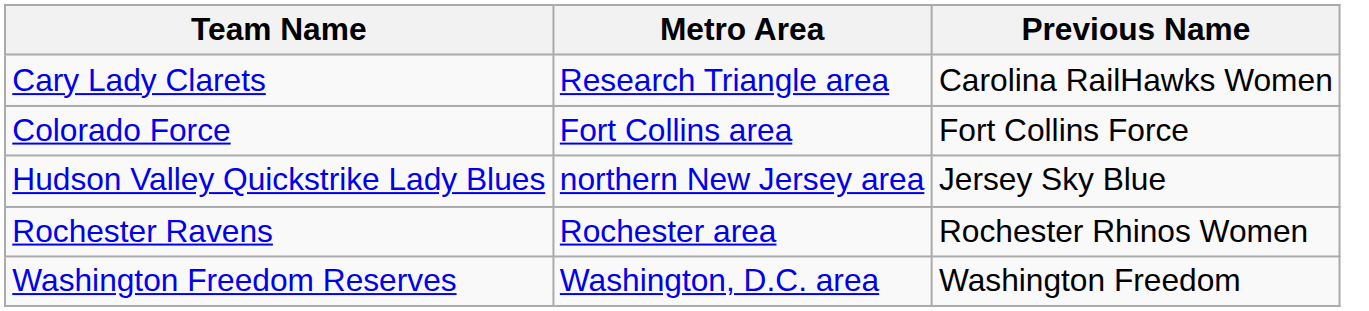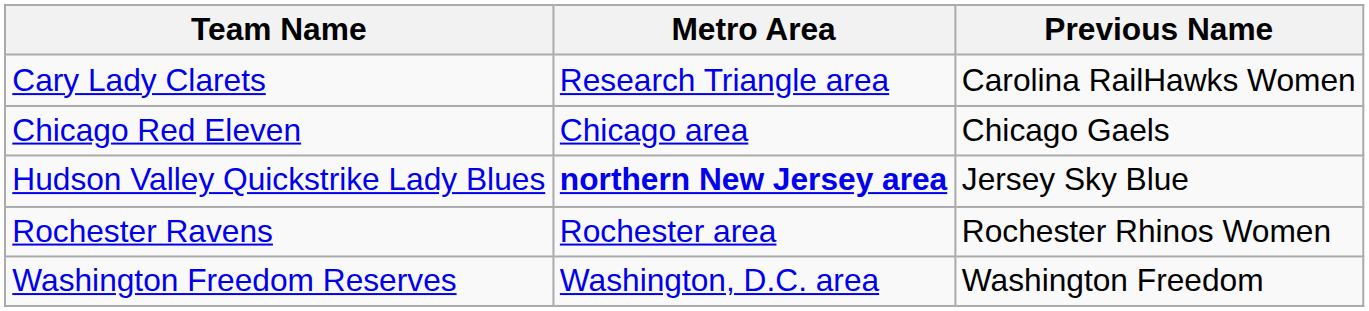+ row: (157, 130)
- row: (121, 130)
(742, 180) normal -> (754, 180) bold
